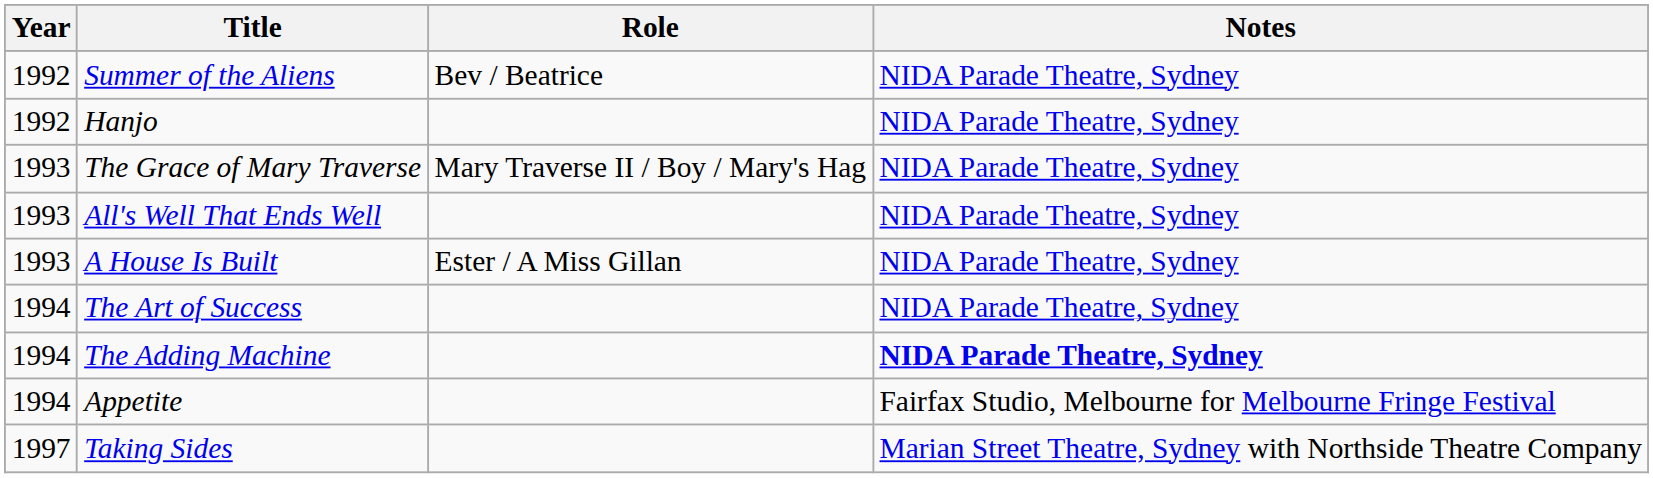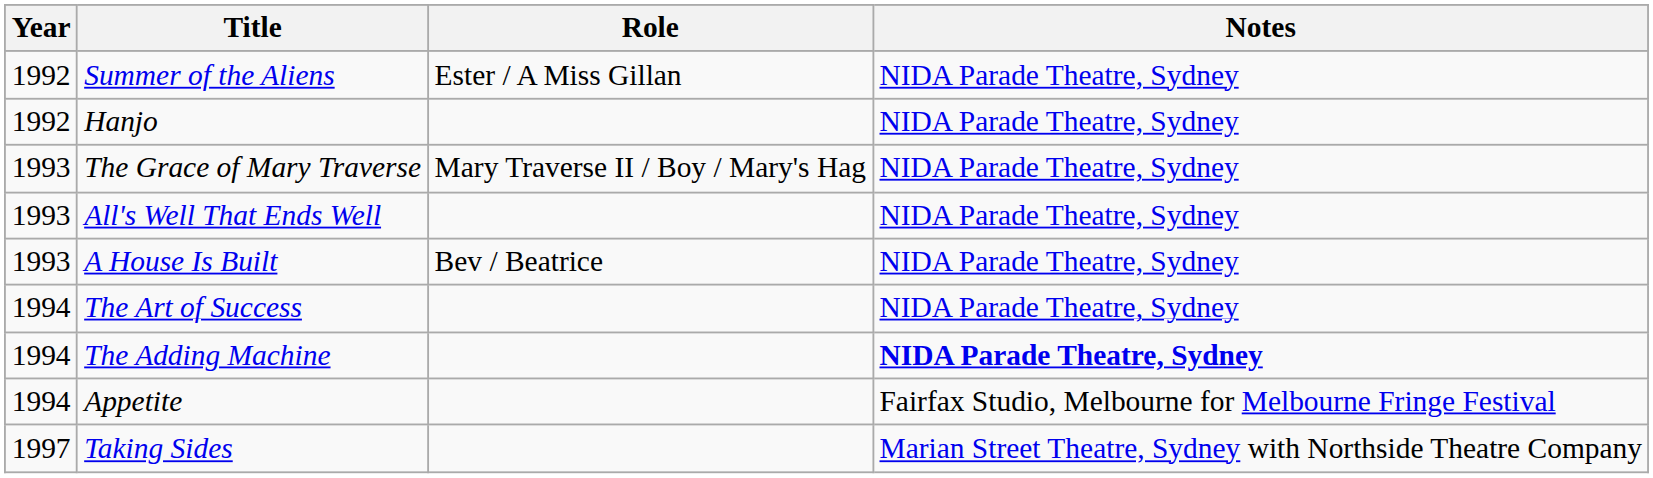(519, 74) Bev / Beatrice -> (558, 74) Ester / A Miss Gillan
(558, 261) Ester / A Miss Gillan -> (519, 261) Bev / Beatrice
